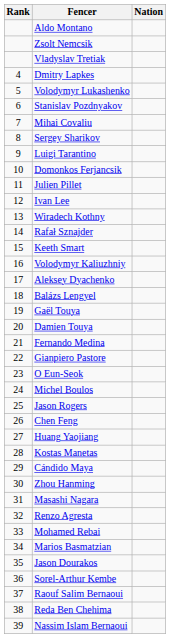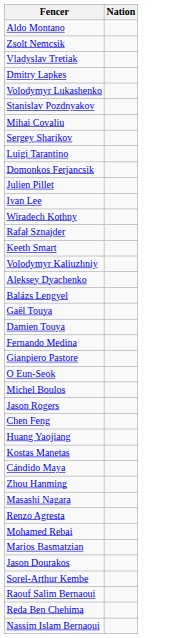- column: (18, 12)
